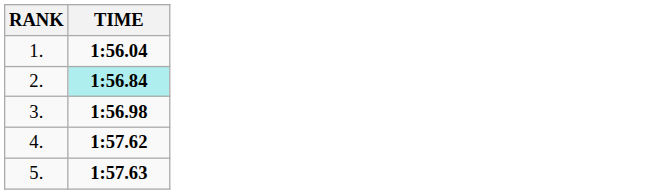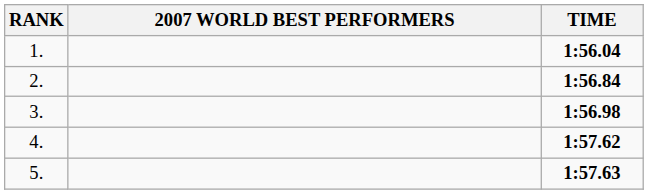+ column: (305, 20)
(119, 81) paleturquoise background -> (592, 81) no background
